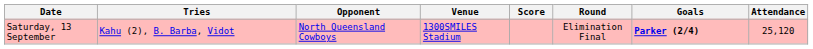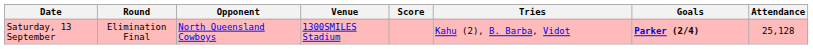columns swapped: (593, 12) <-> (197, 12)
(778, 31) 25,120 -> (778, 31) 25,128
